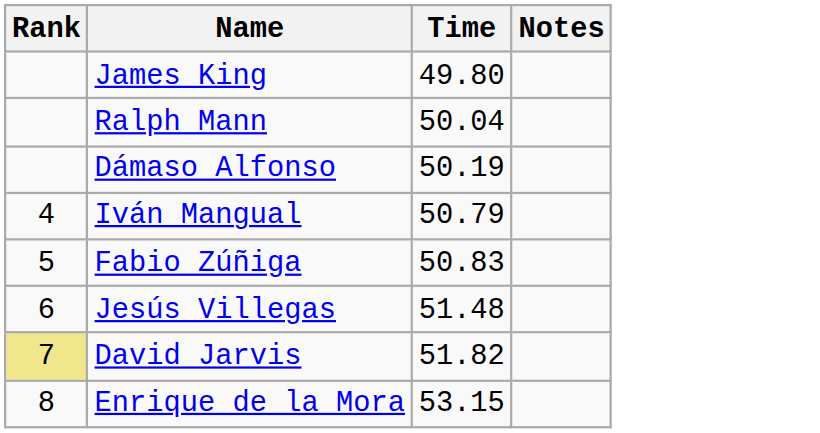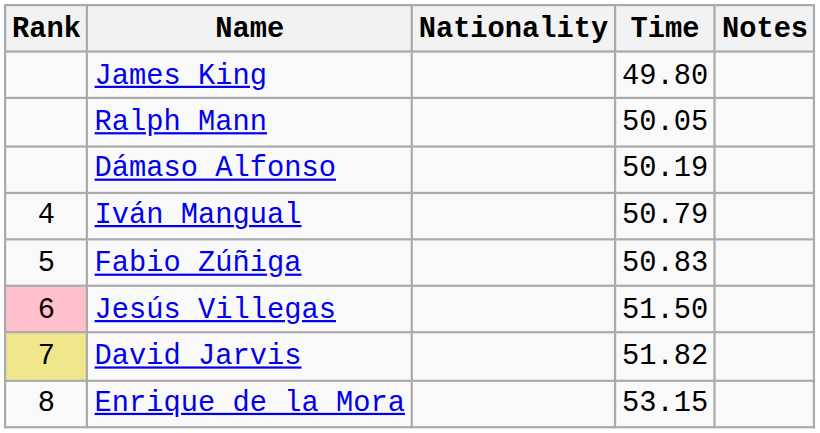+ column: (513, 29)
(462, 122) 50.04 -> (665, 122) 50.05
(46, 309) no background -> (46, 309) pink background
(462, 309) 51.48 -> (665, 309) 51.50
